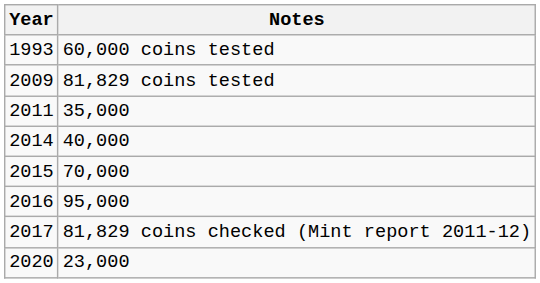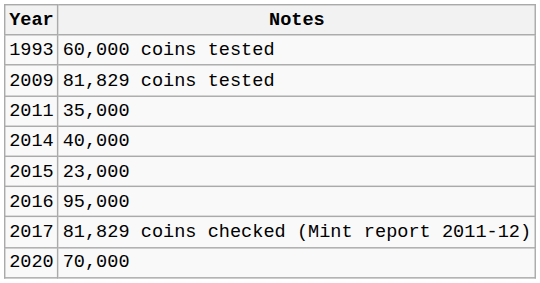(96, 171) 70,000 -> (96, 171) 23,000
(96, 262) 23,000 -> (96, 262) 70,000
